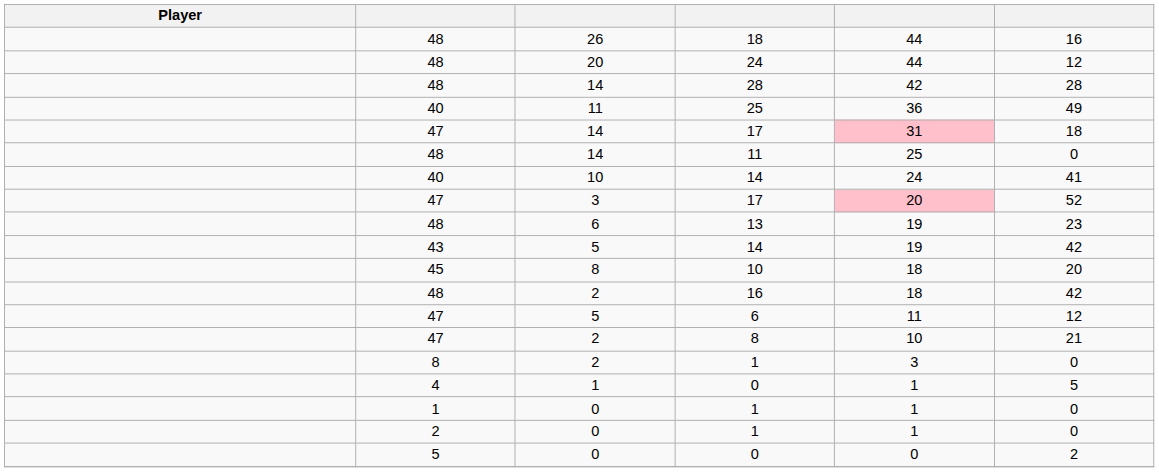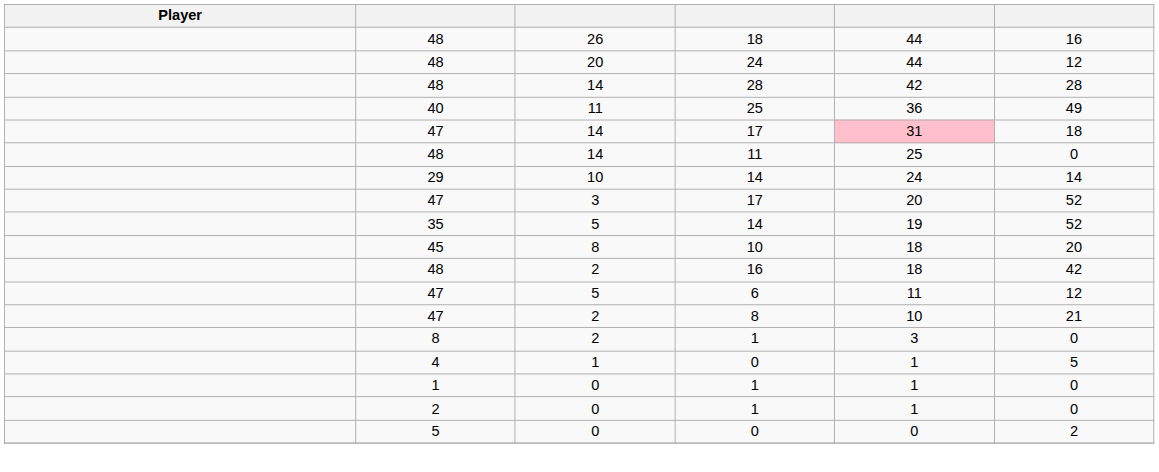(436, 177) 40 -> (436, 177) 29
(1074, 177) 41 -> (1074, 177) 14
(914, 200) pink background -> (914, 200) no background
- row: (595, 223)
(436, 246) 43 -> (436, 223) 35
(1074, 246) 42 -> (1074, 223) 52
